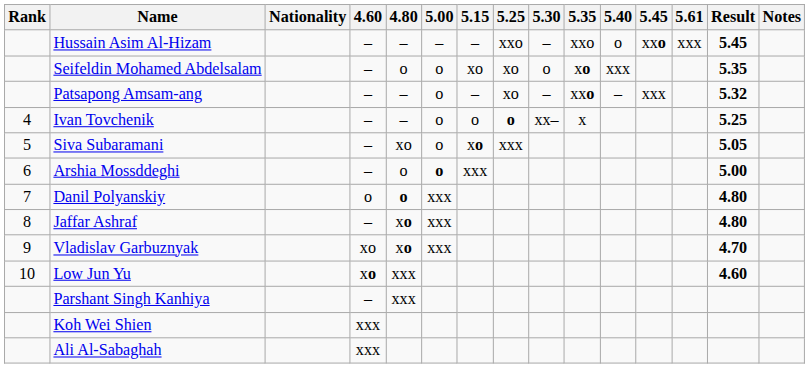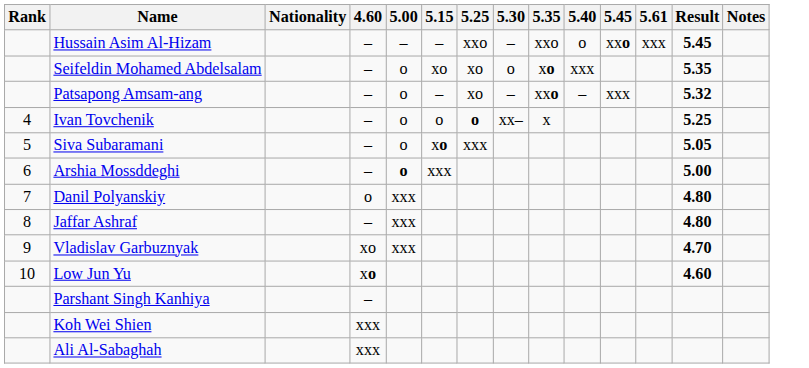- column: (404, 17)
